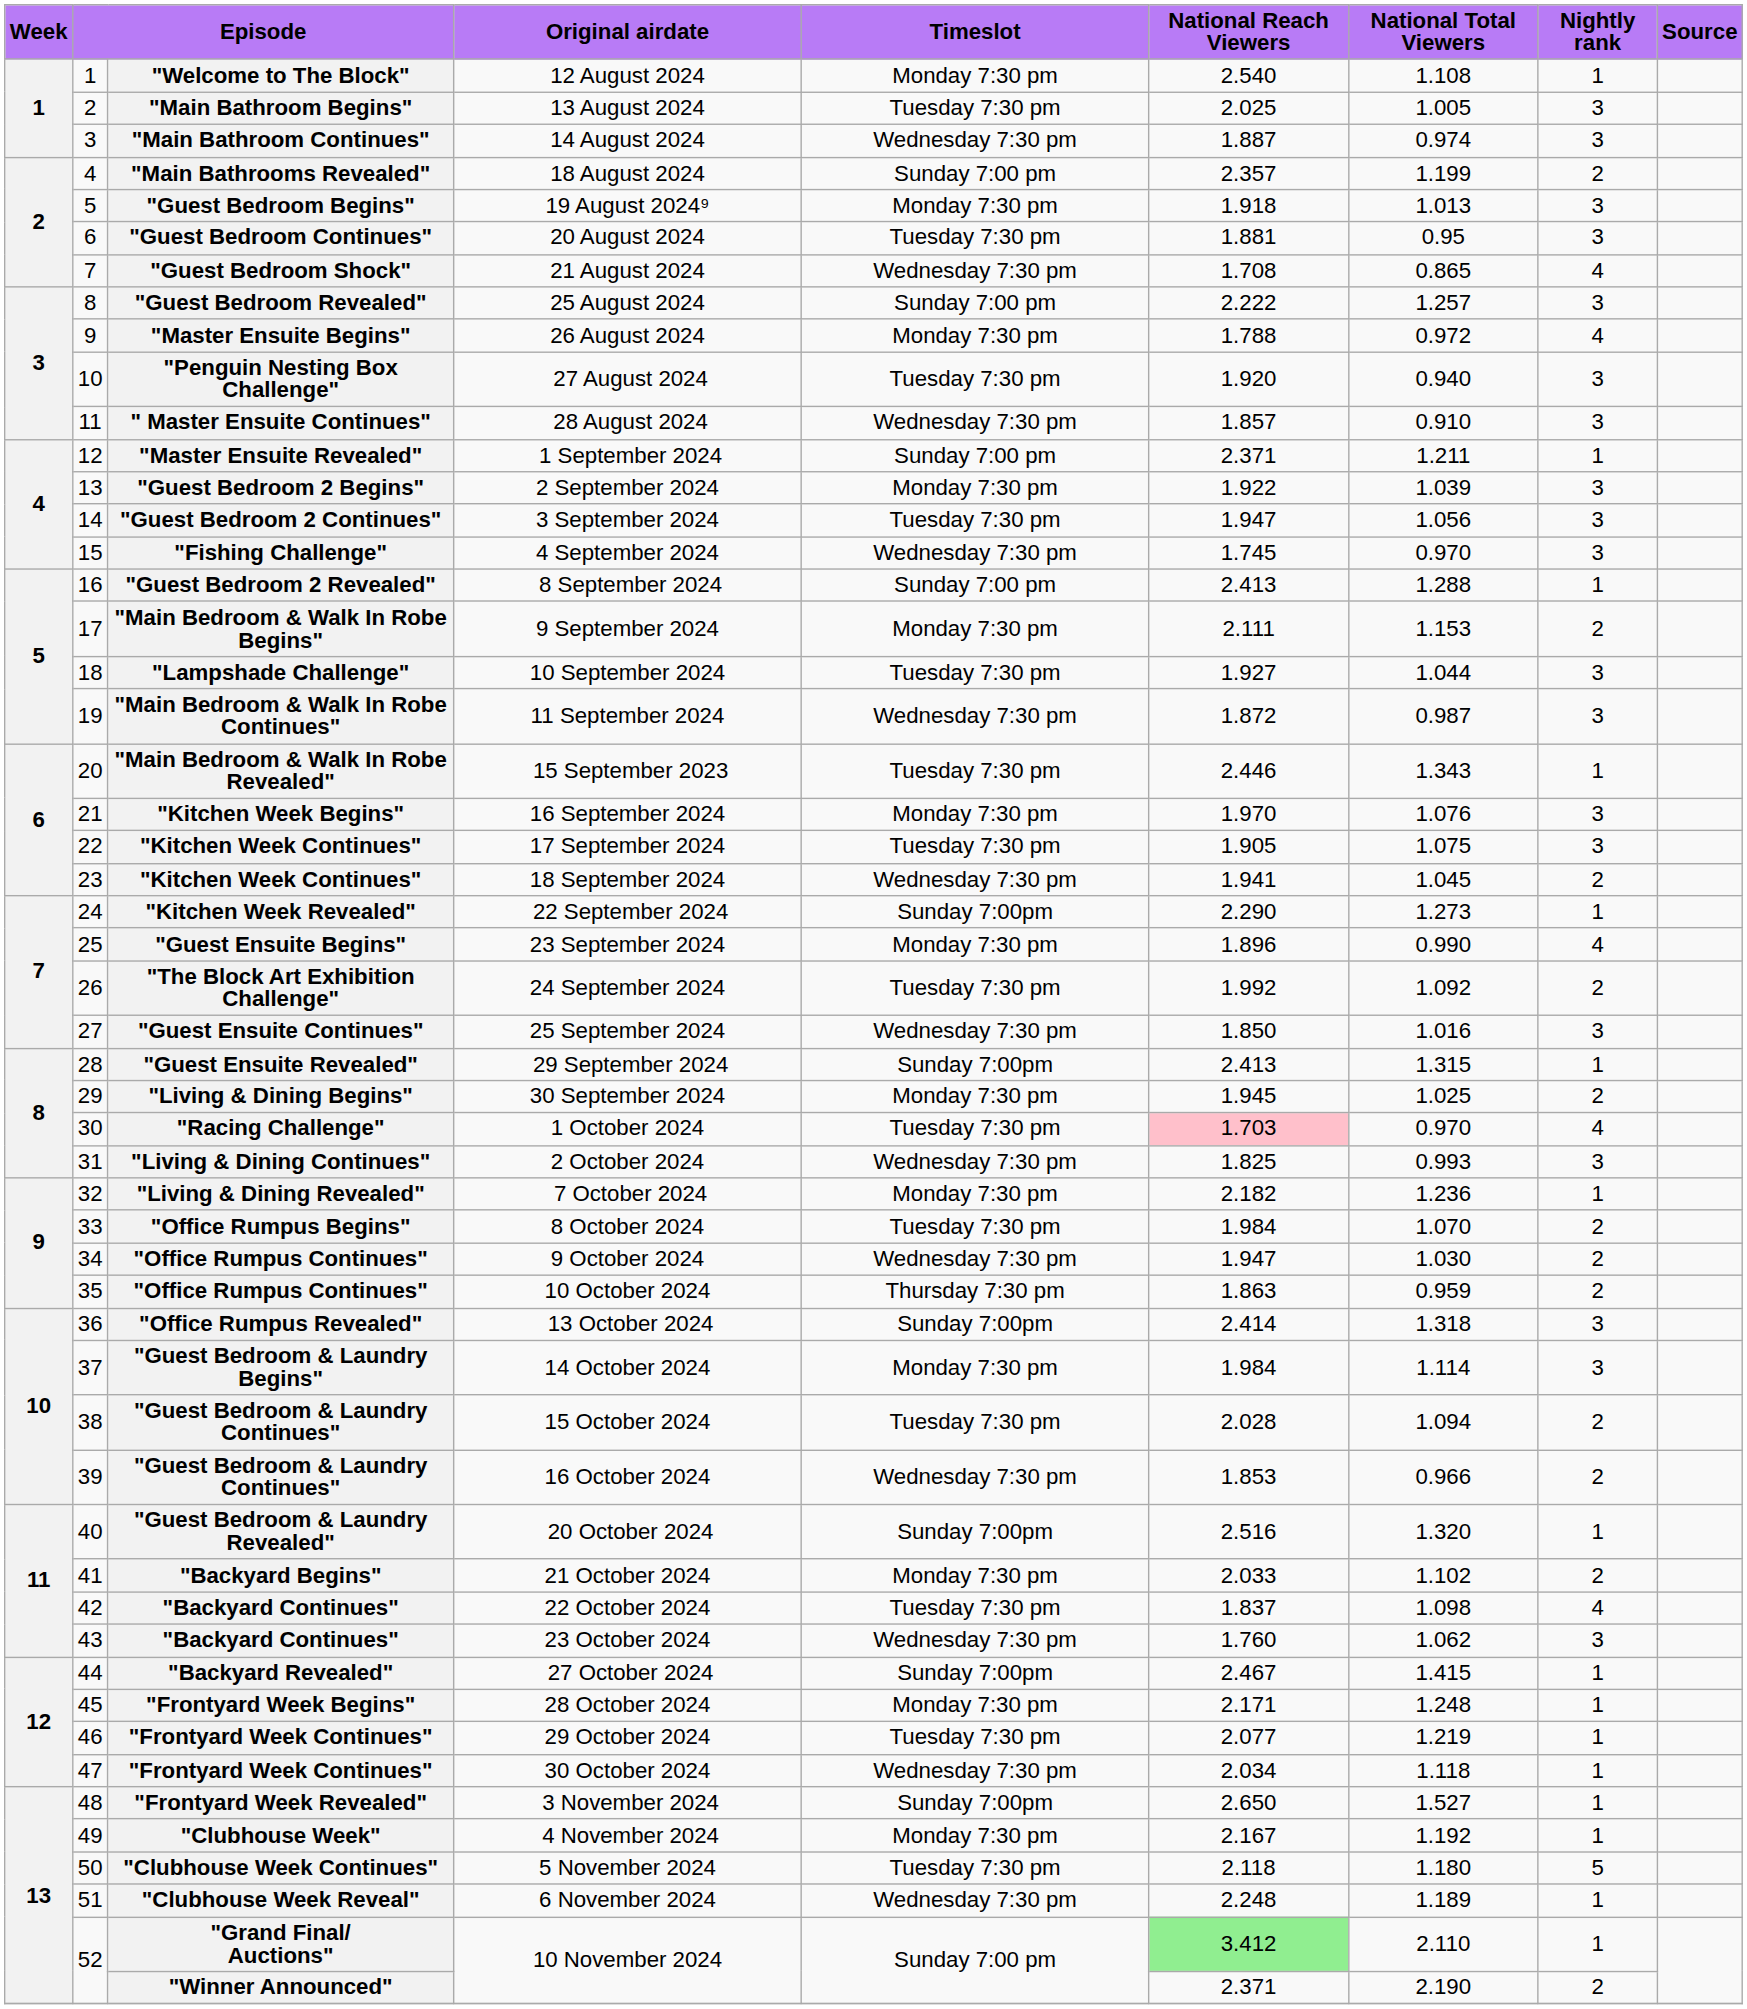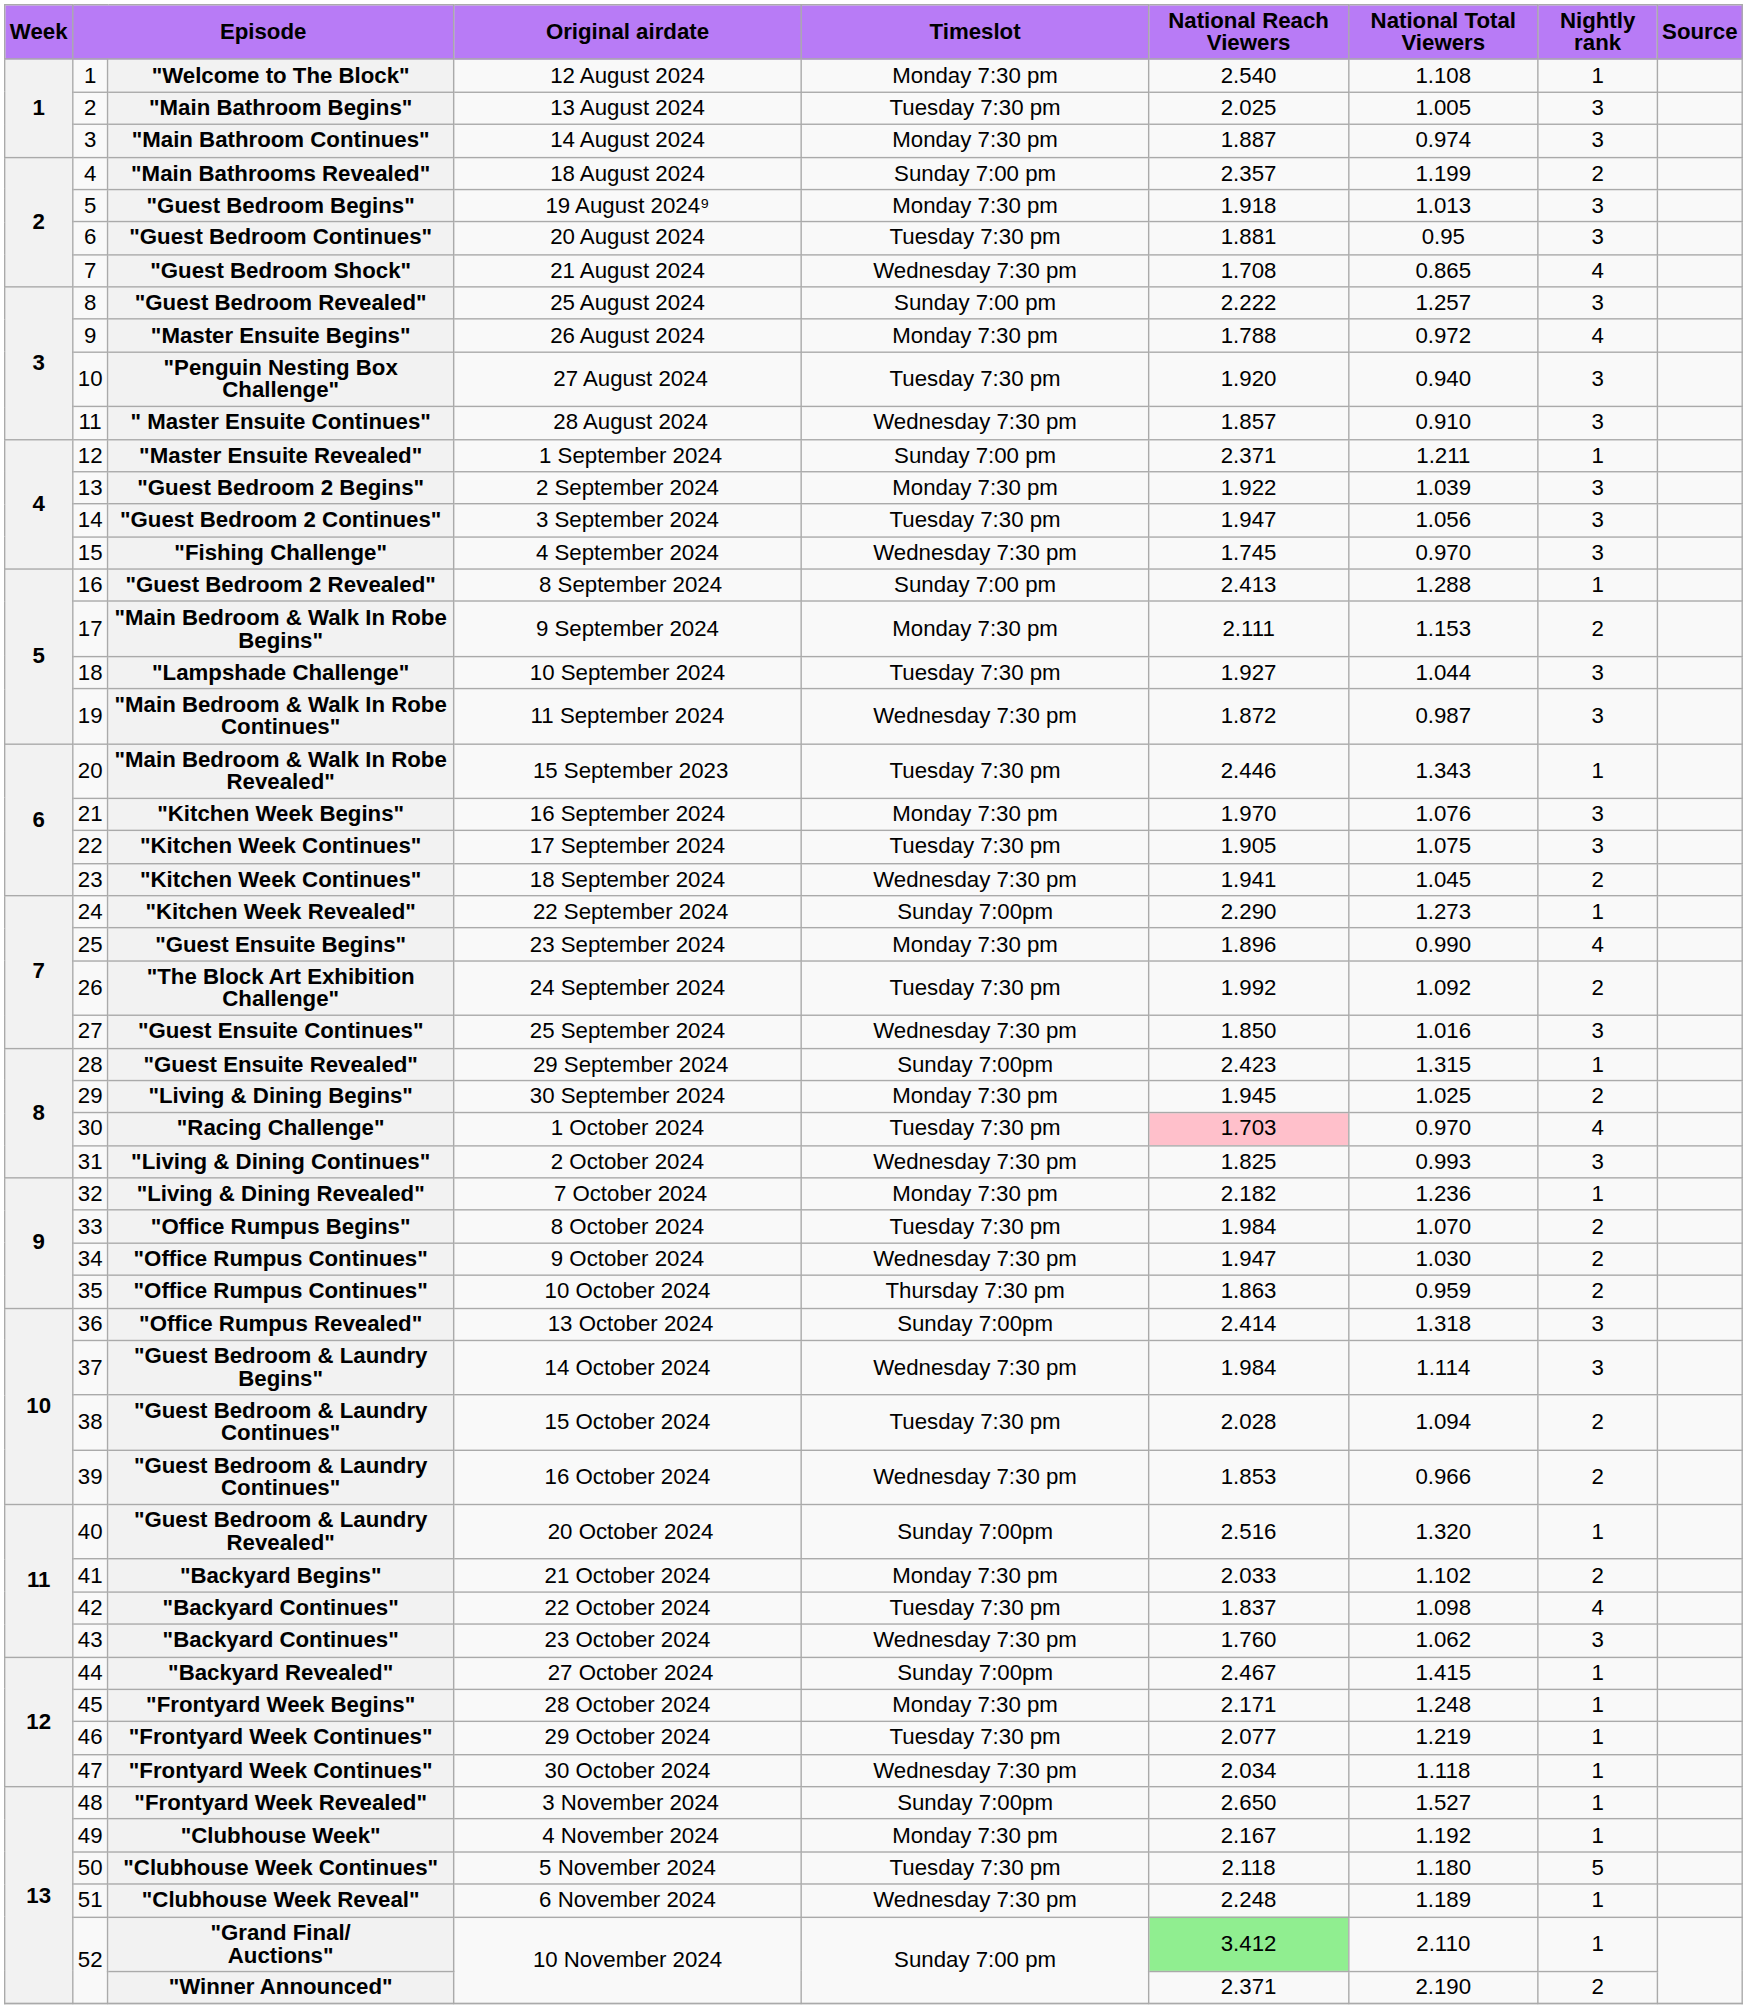(975, 140) Wednesday 7:30 pm -> (975, 140) Monday 7:30 pm
(1249, 1063) 2.413 -> (1249, 1063) 2.423
(975, 1367) Monday 7:30 pm -> (975, 1367) Wednesday 7:30 pm
